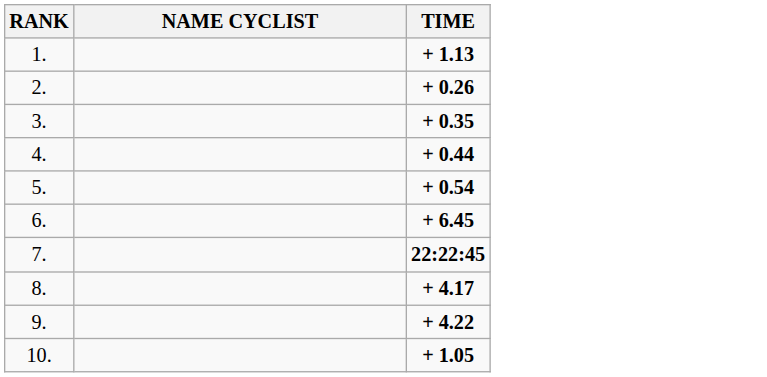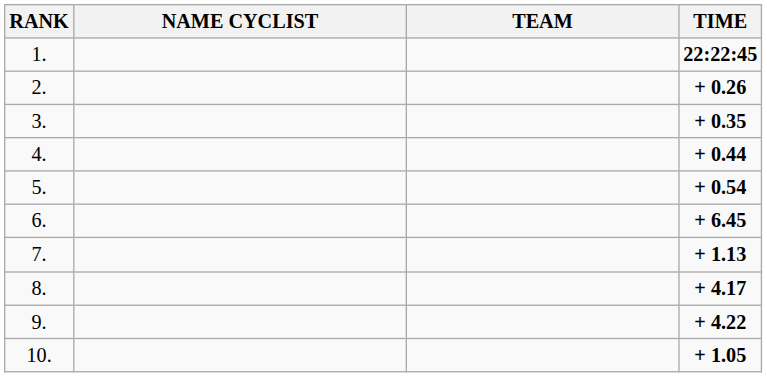+ column: (542, 21)
(448, 54) + 1.13 -> (720, 54) 22:22:45
(448, 254) 22:22:45 -> (720, 254) + 1.13
